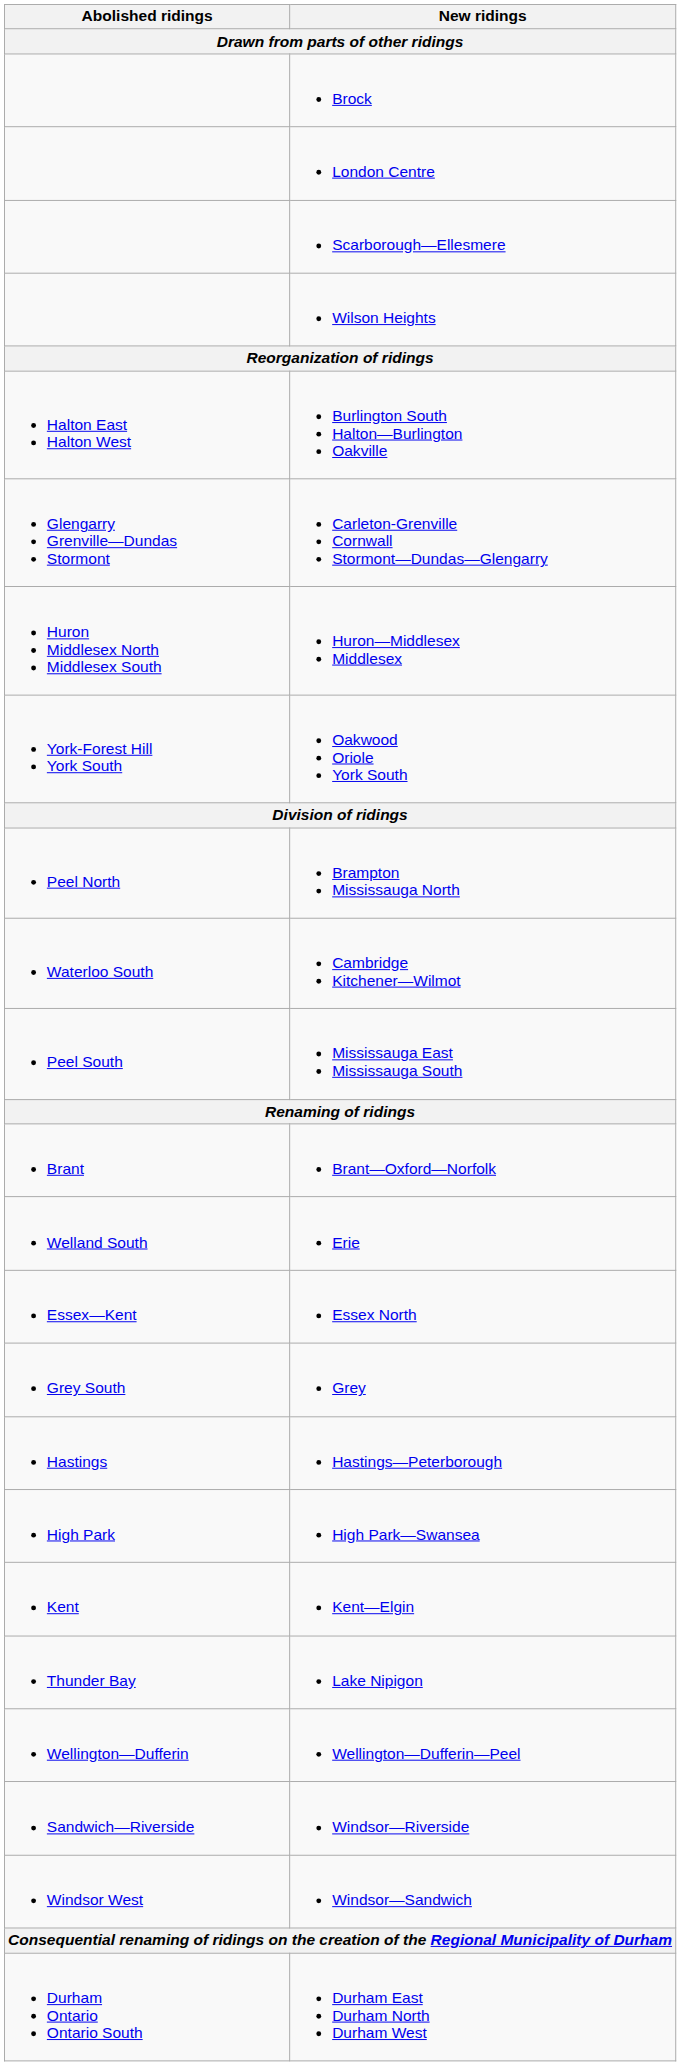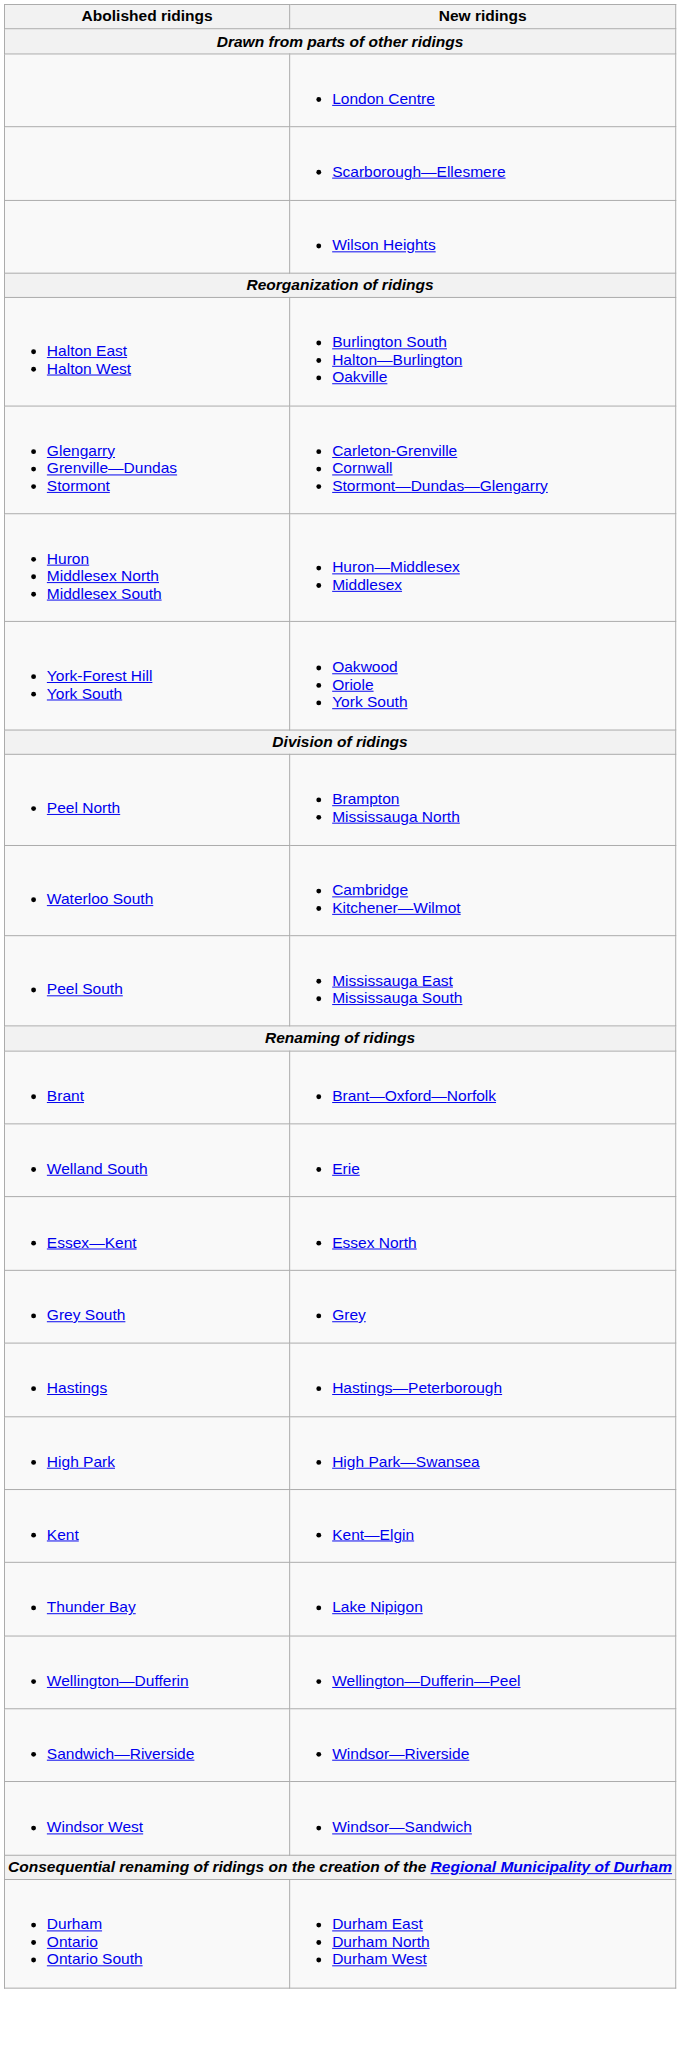- row: (483, 99)
